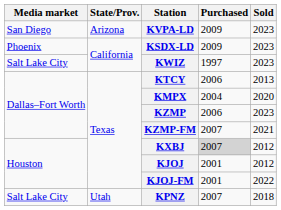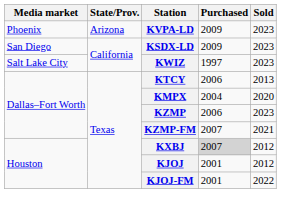(29, 29) San Diego -> (24, 29) Phoenix
(24, 46) Phoenix -> (29, 46) San Diego
- row: (170, 197)
